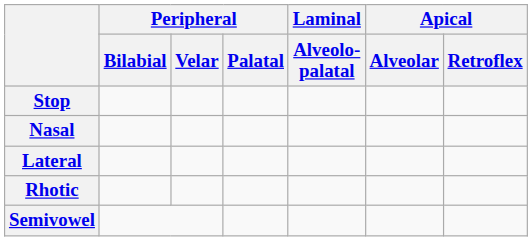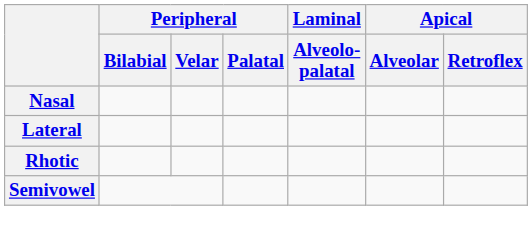- row: (52, 100)
